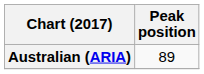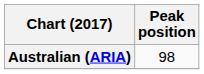(167, 56) 89 -> (167, 56) 98
